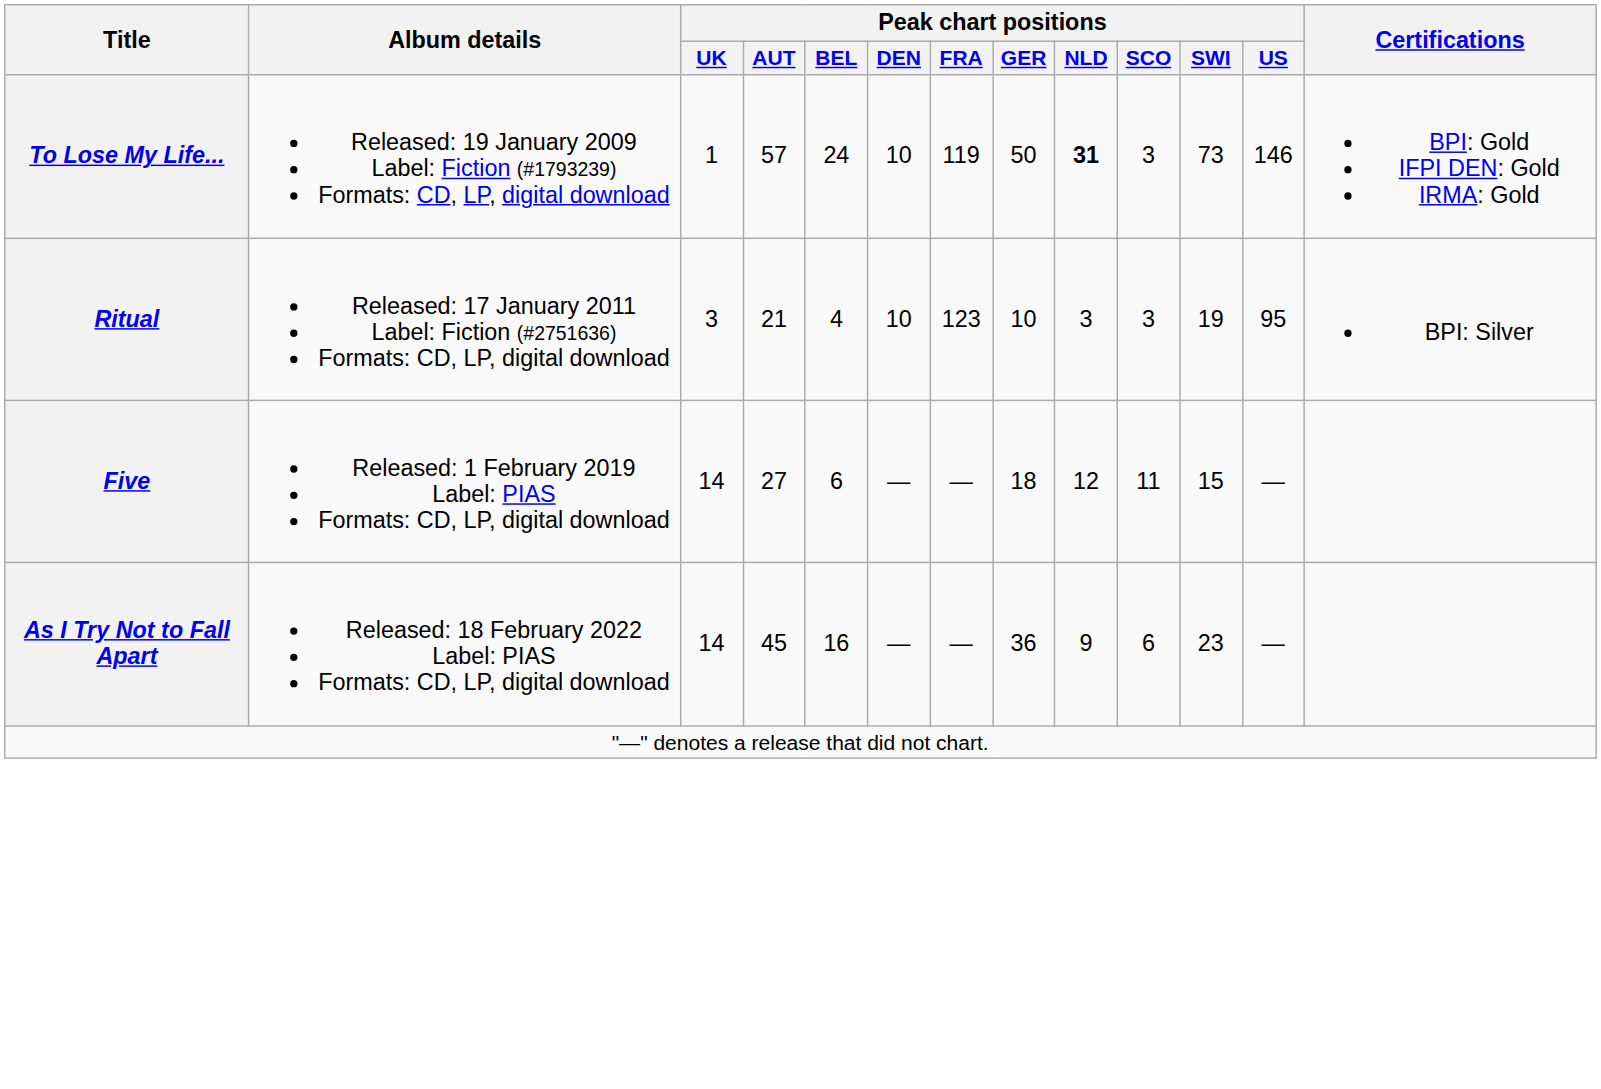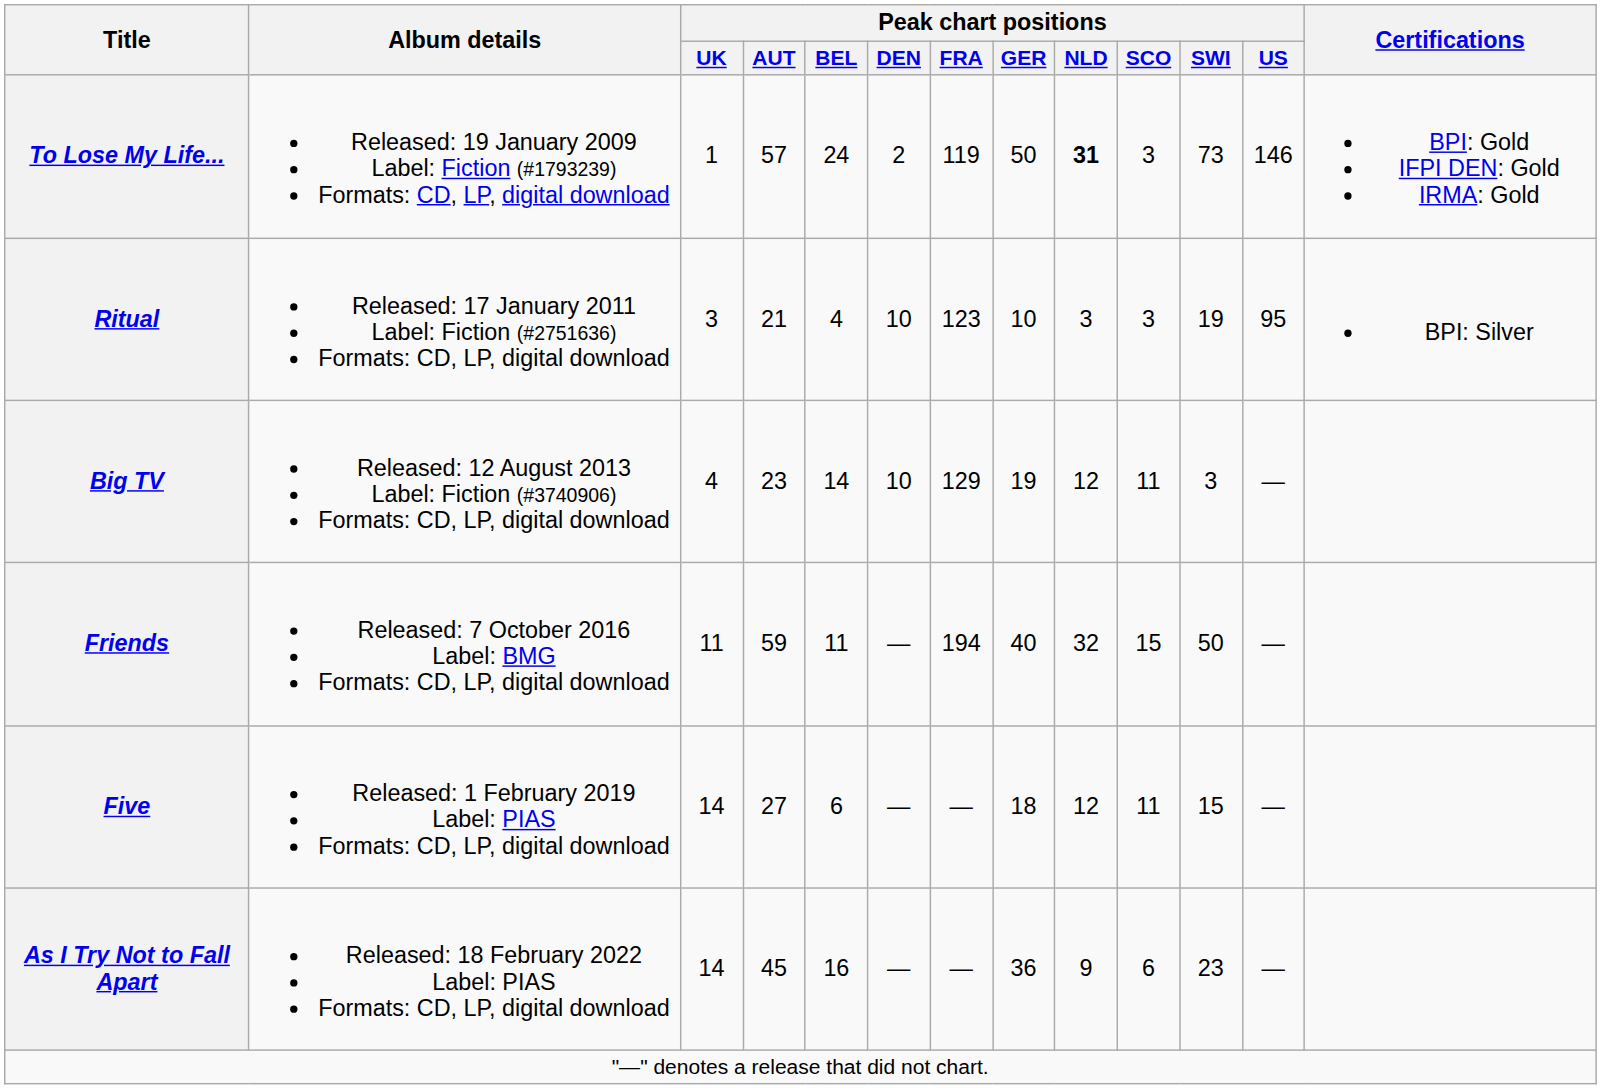(899, 156) 10 -> (899, 156) 2
+ row: (127, 481)
+ row: (127, 643)
